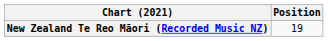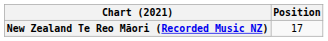(297, 29) 19 -> (297, 29) 17
